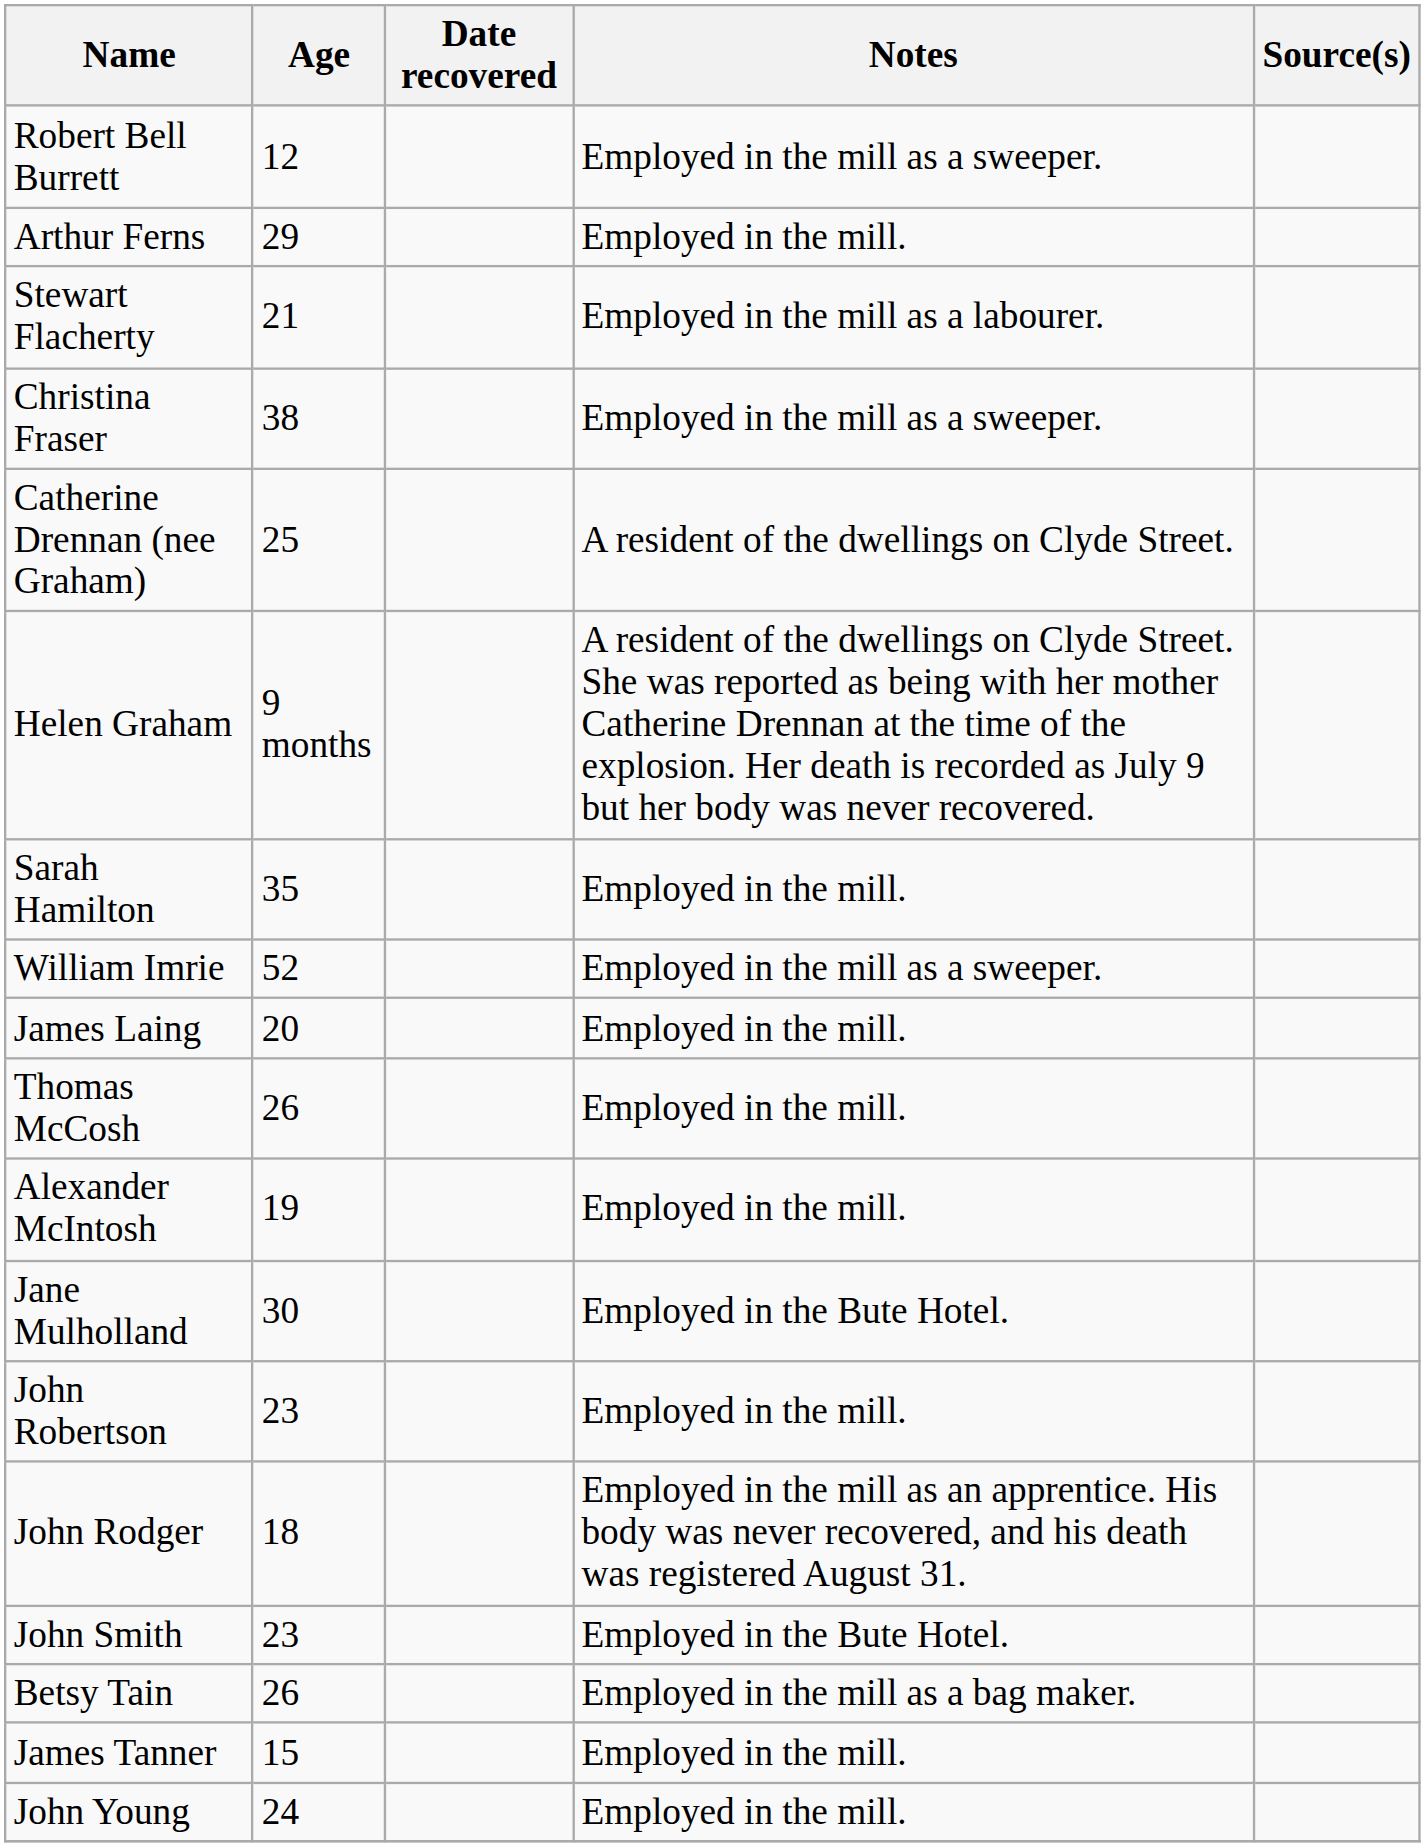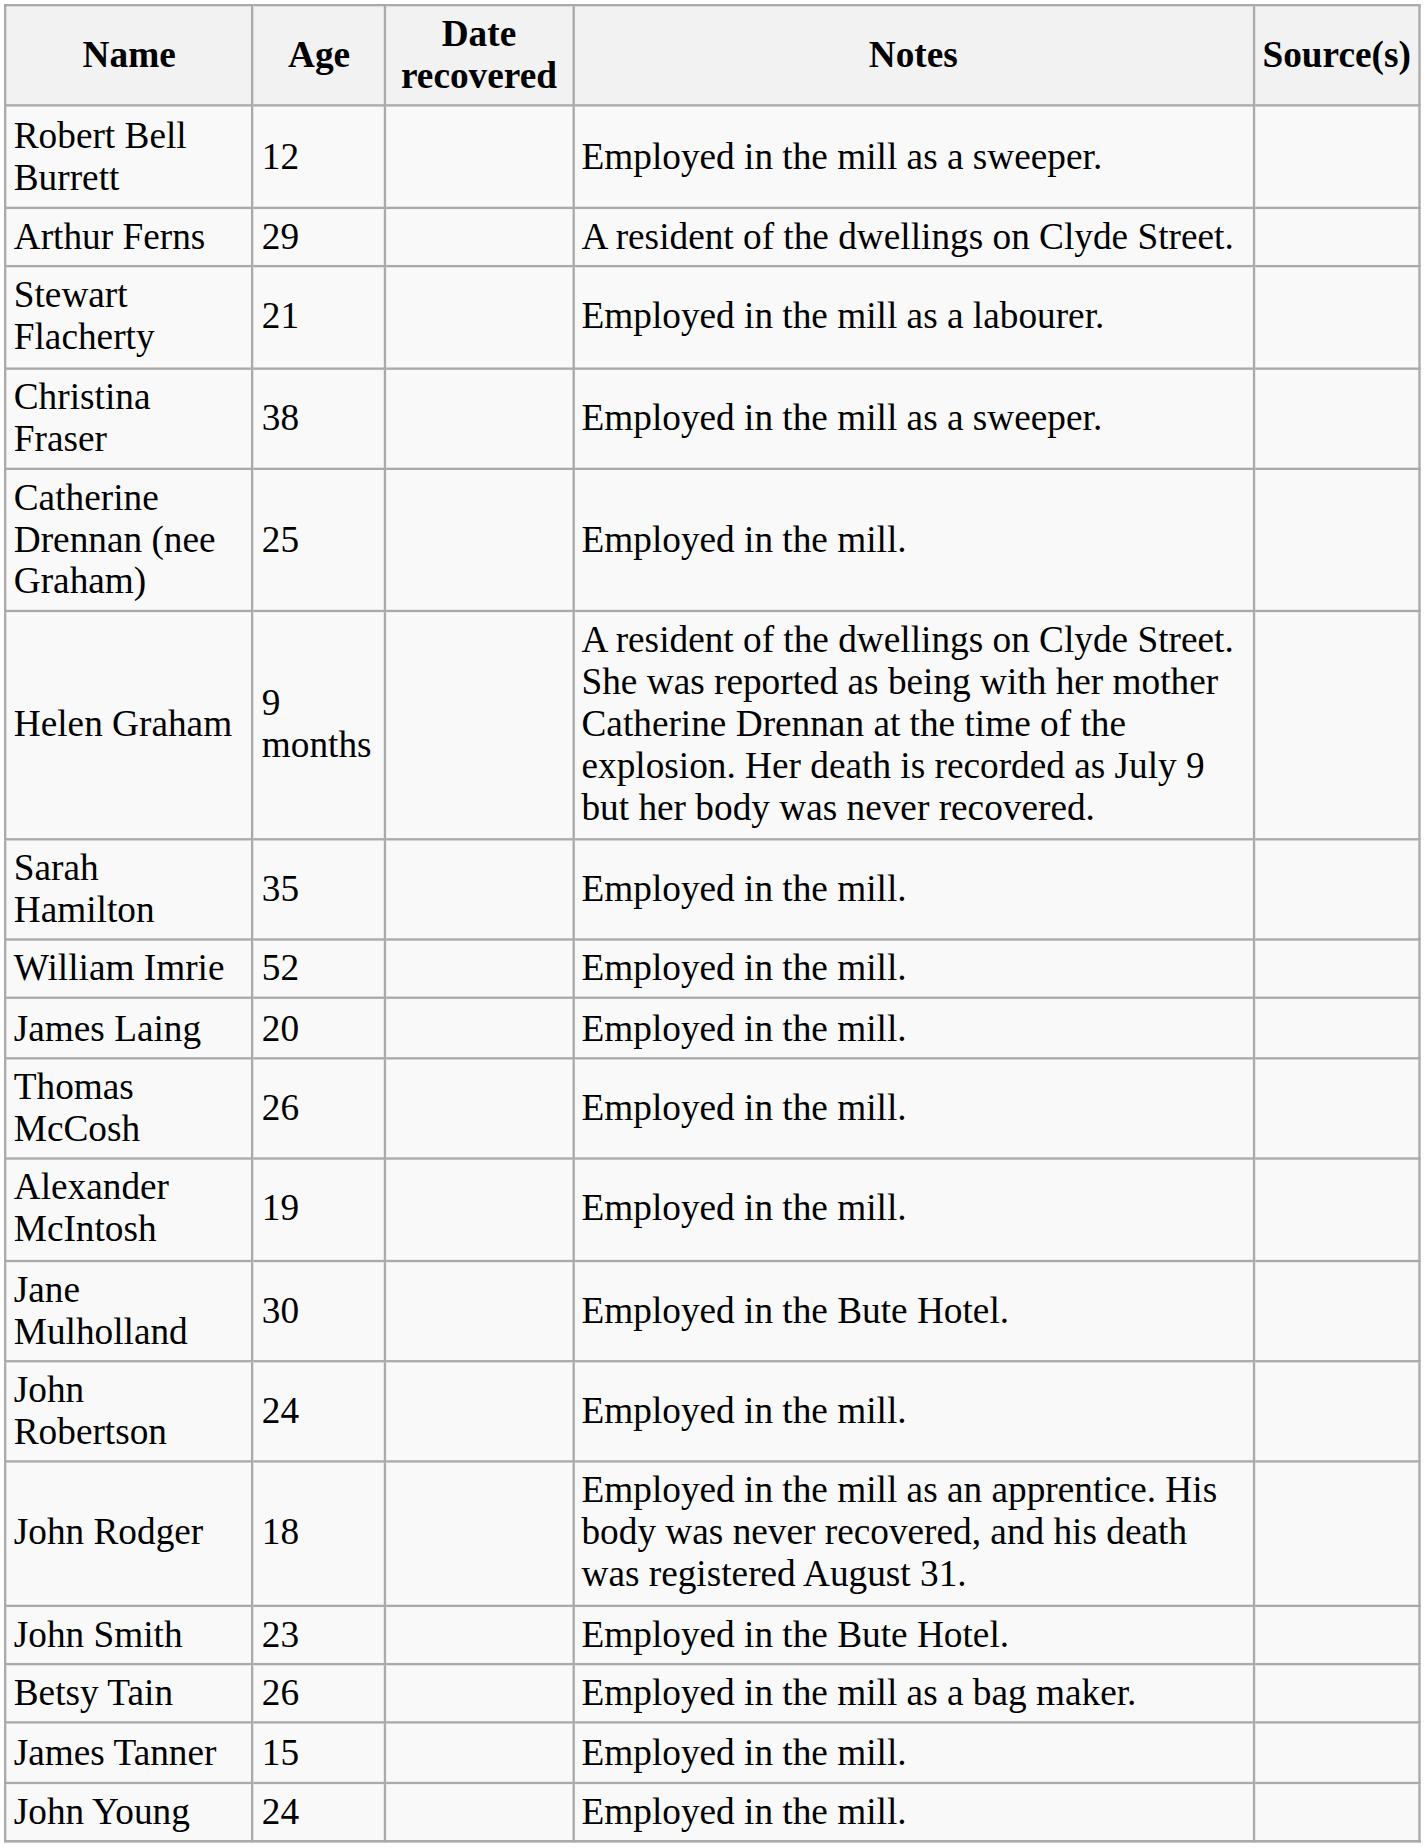(744, 236) Employed in the mill. -> (908, 236) A resident of the dwellings on Clyde Street.
(908, 539) A resident of the dwellings on Clyde Street. -> (744, 539) Employed in the mill.
(842, 968) Employed in the mill as a sweeper. -> (744, 968) Employed in the mill.
(280, 1410) 23 -> (280, 1410) 24
